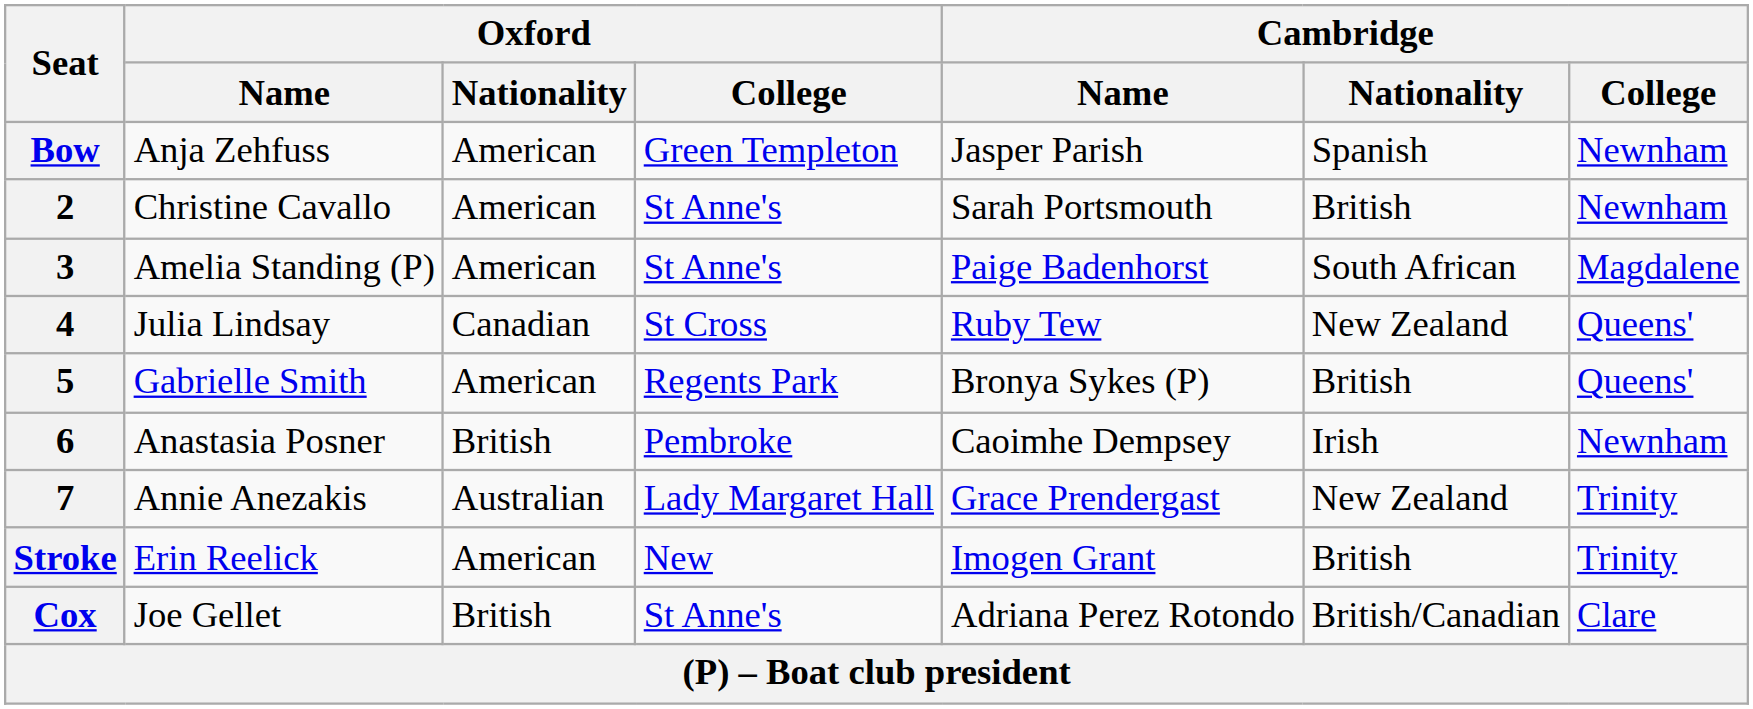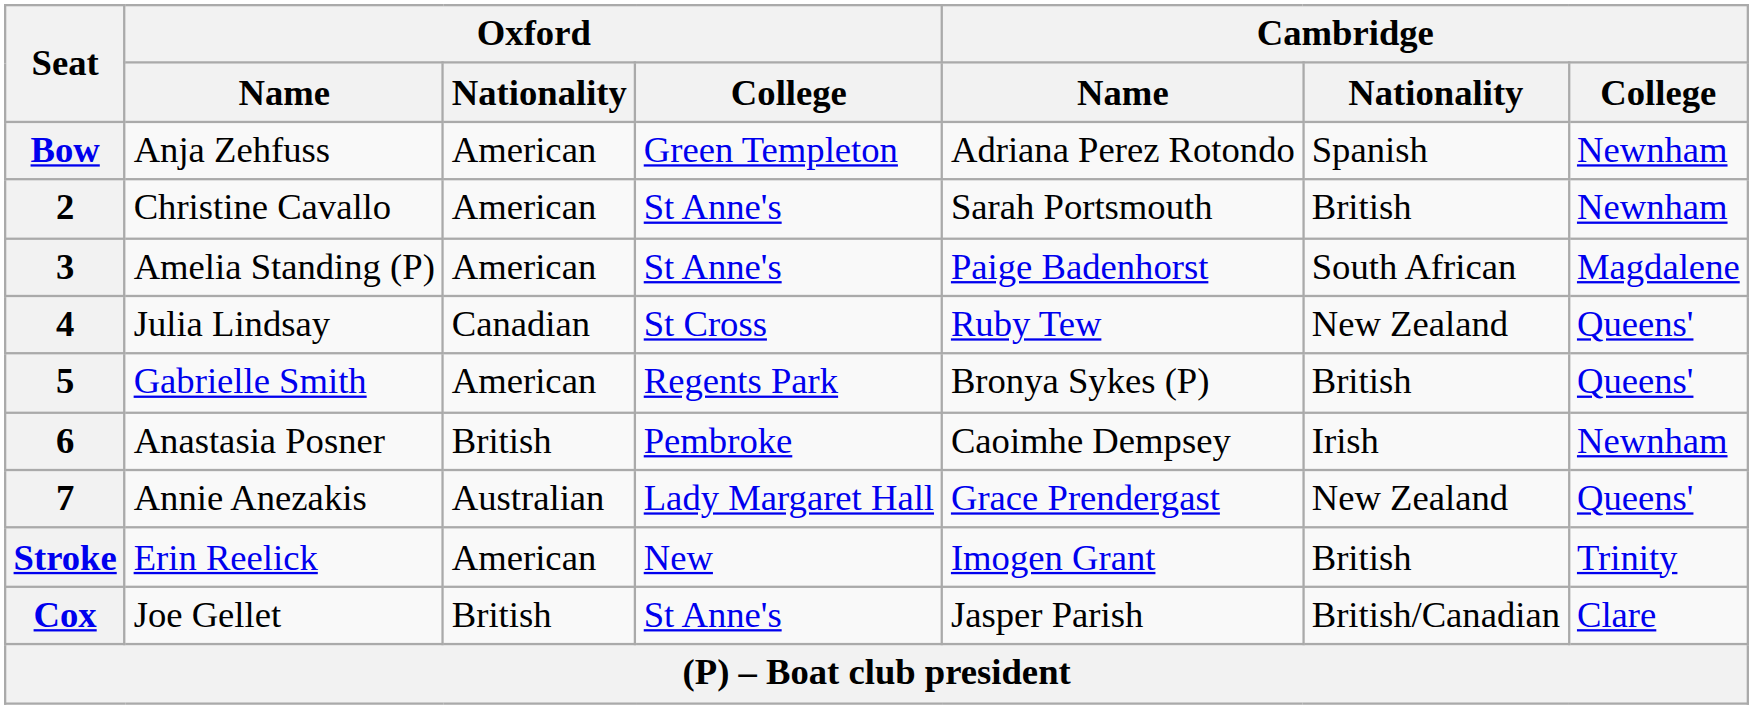(1047, 149) Jasper Parish -> (1123, 149) Adriana Perez Rotondo
(1627, 498) Trinity -> (1635, 498) Queens'
(1123, 614) Adriana Perez Rotondo -> (1047, 614) Jasper Parish
